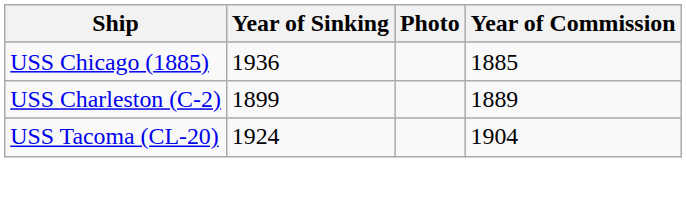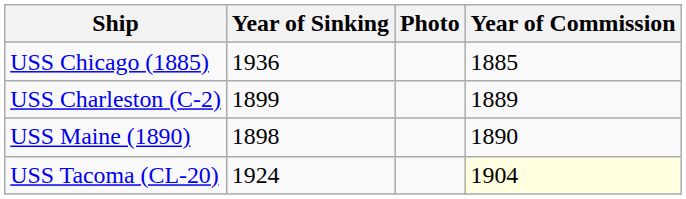+ row: (100, 136)
(494, 136) no background -> (494, 174) lightyellow background
